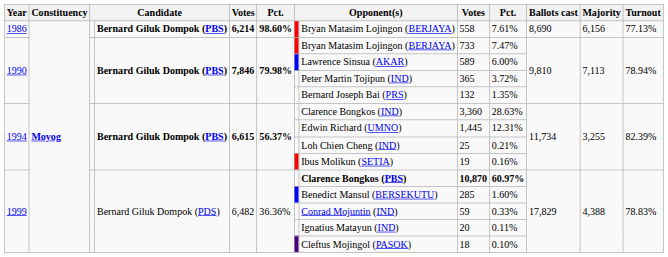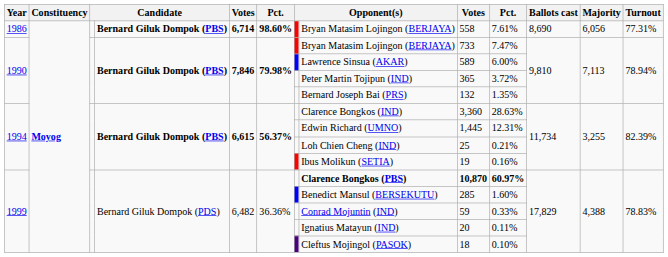(243, 29) 6,214 -> (243, 29) 6,714
(594, 29) 6,156 -> (594, 29) 6,056
(641, 29) 77.13% -> (641, 29) 77.31%
